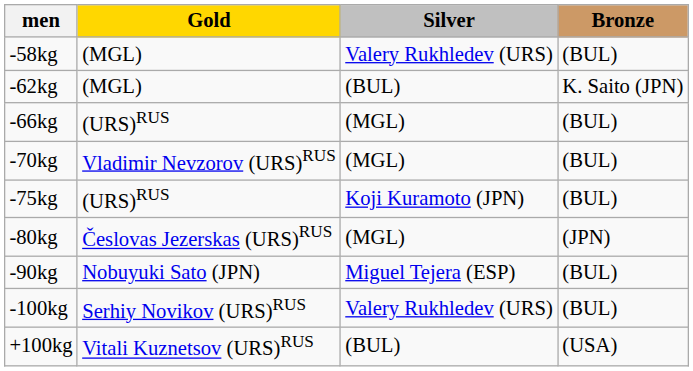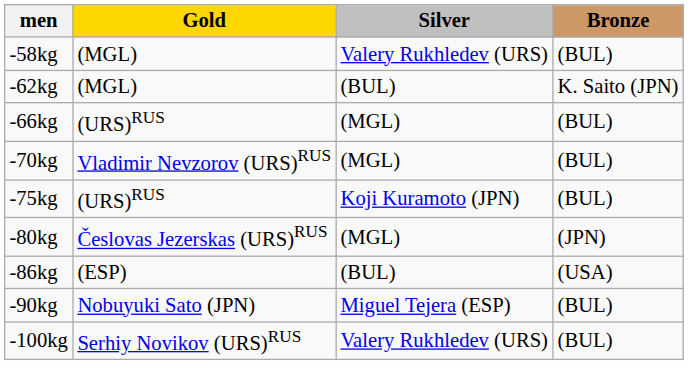+ row: (33, 272)
- row: (41, 346)
